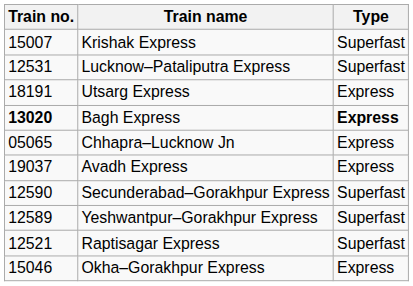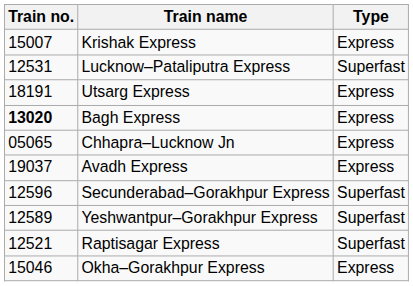(371, 42) Superfast -> (366, 42) Express
(368, 117) bold -> (366, 117) normal
(30, 192) 12590 -> (30, 192) 12596
